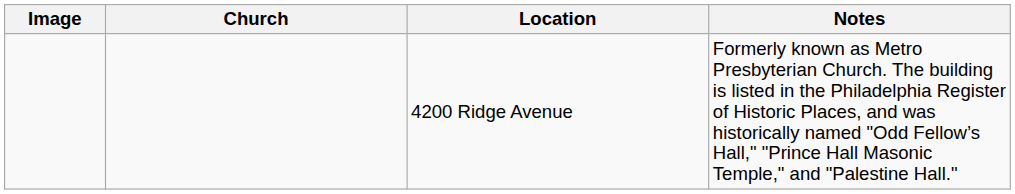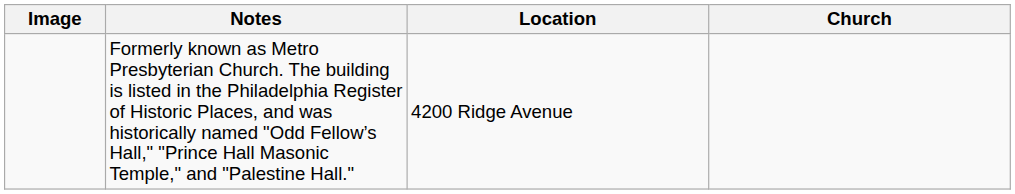columns swapped: (256, 19) <-> (859, 19)
